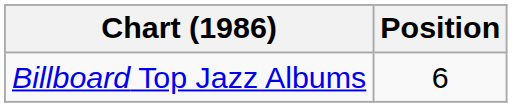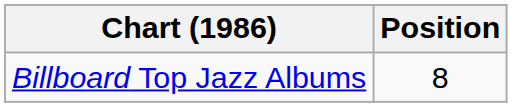(440, 76) 6 -> (440, 76) 8
